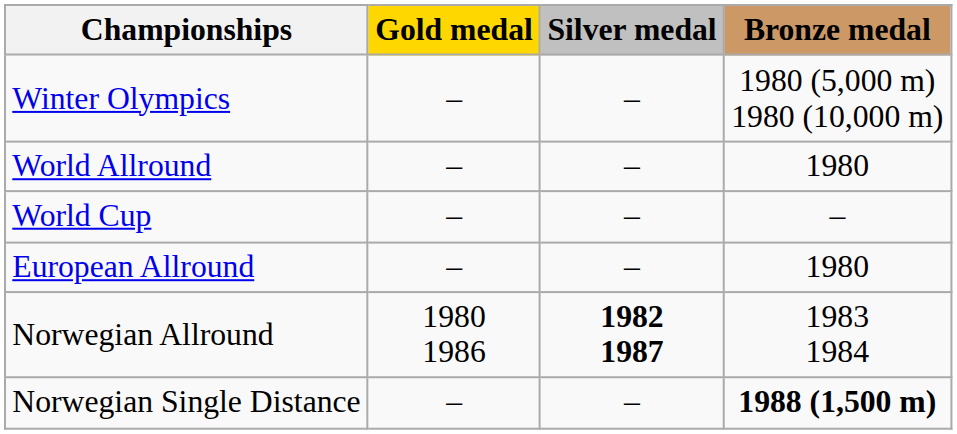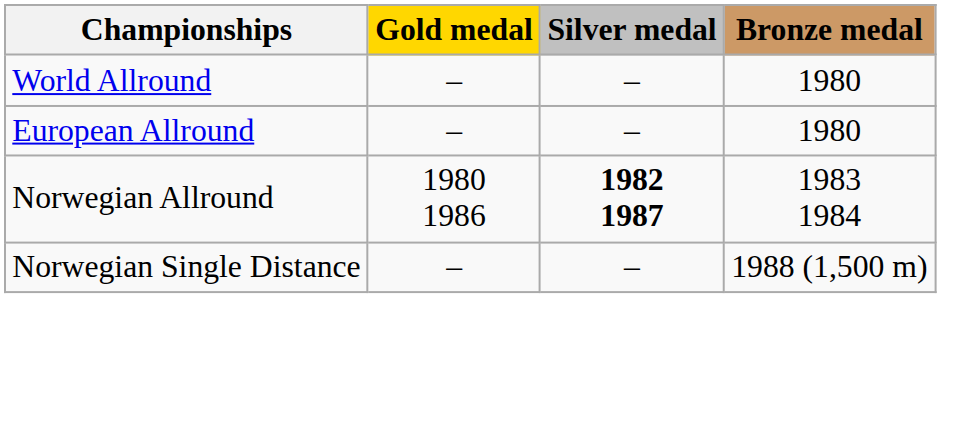- row: (121, 97)
- row: (82, 215)
(837, 402) bold -> (829, 266) normal
